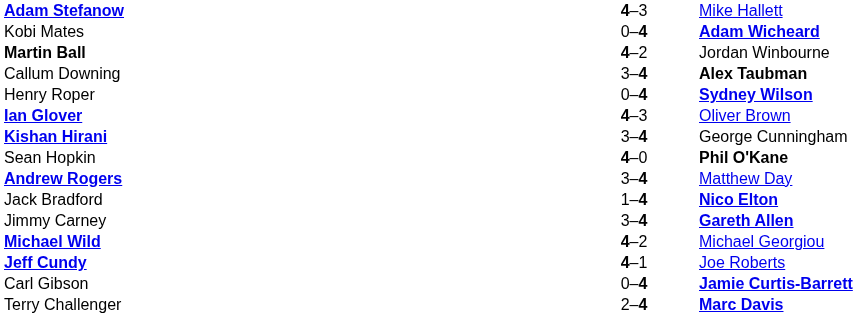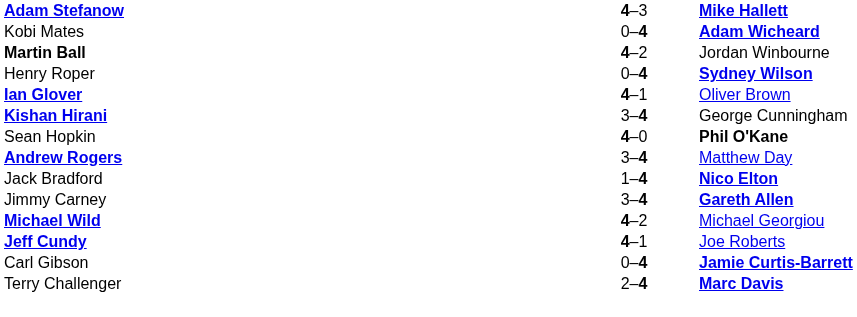(741, 10) normal -> (743, 10) bold
- row: (62, 74)
(634, 116) 4–3 -> (634, 94) 4–1
